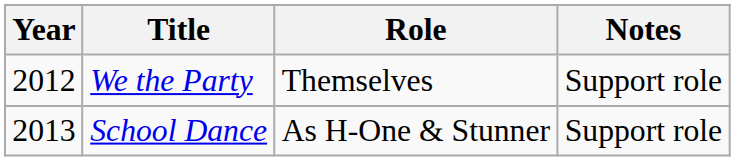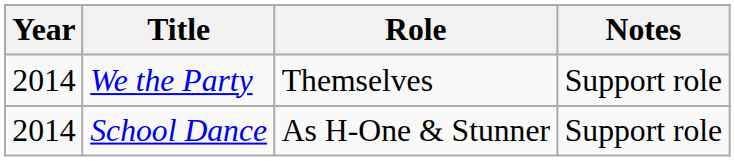(44, 79) 2012 -> (44, 79) 2014
(44, 130) 2013 -> (44, 130) 2014
